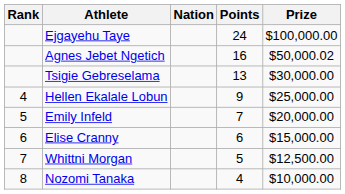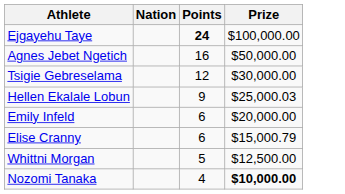- column: (23, 14)
(240, 35) normal -> (202, 35) bold
(301, 55) $50,000.02 -> (264, 55) $50,000.00
(240, 76) 13 -> (202, 76) 12
(301, 96) $25,000.00 -> (264, 96) $25,000.03
(240, 117) 7 -> (202, 117) 6
(301, 138) $15,000.00 -> (264, 138) $15,000.79
(301, 179) normal -> (264, 179) bold
